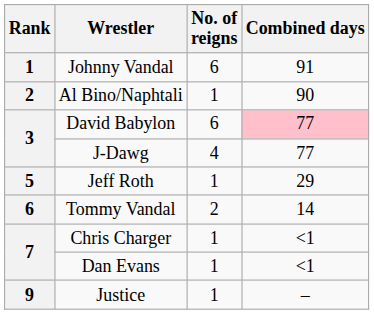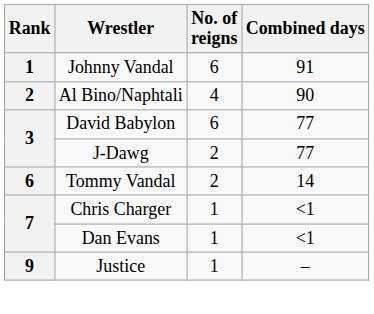(214, 95) 1 -> (214, 95) 4
(305, 124) pink background -> (305, 124) no background
(214, 152) 4 -> (214, 152) 2
- row: (121, 180)
